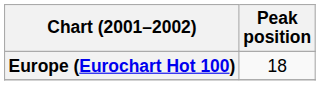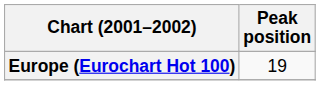(277, 65) 18 -> (277, 65) 19
